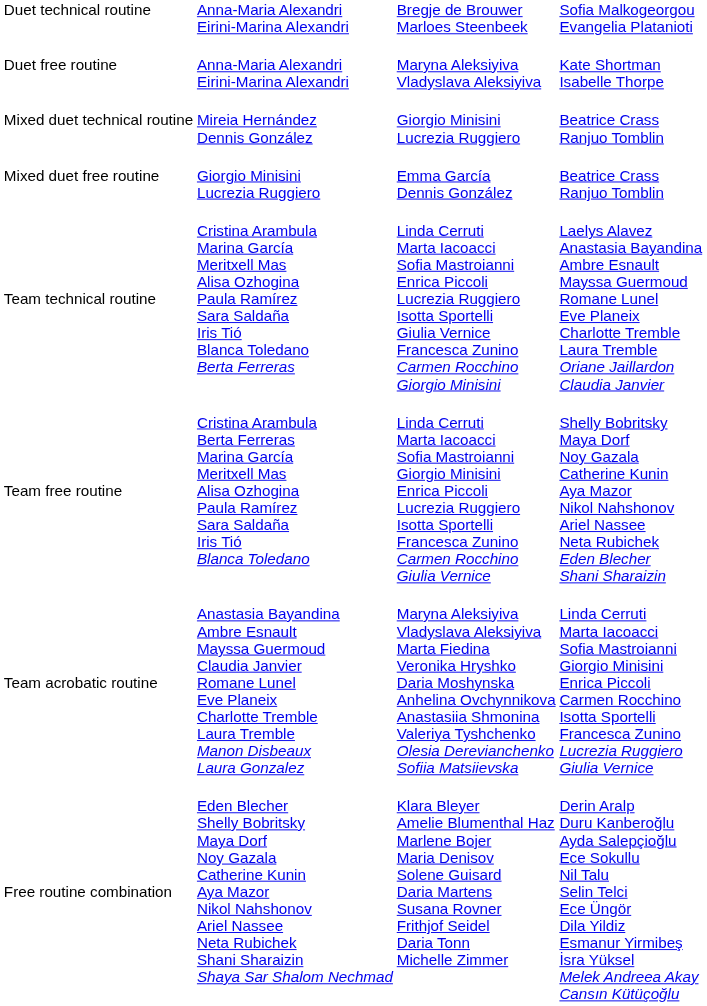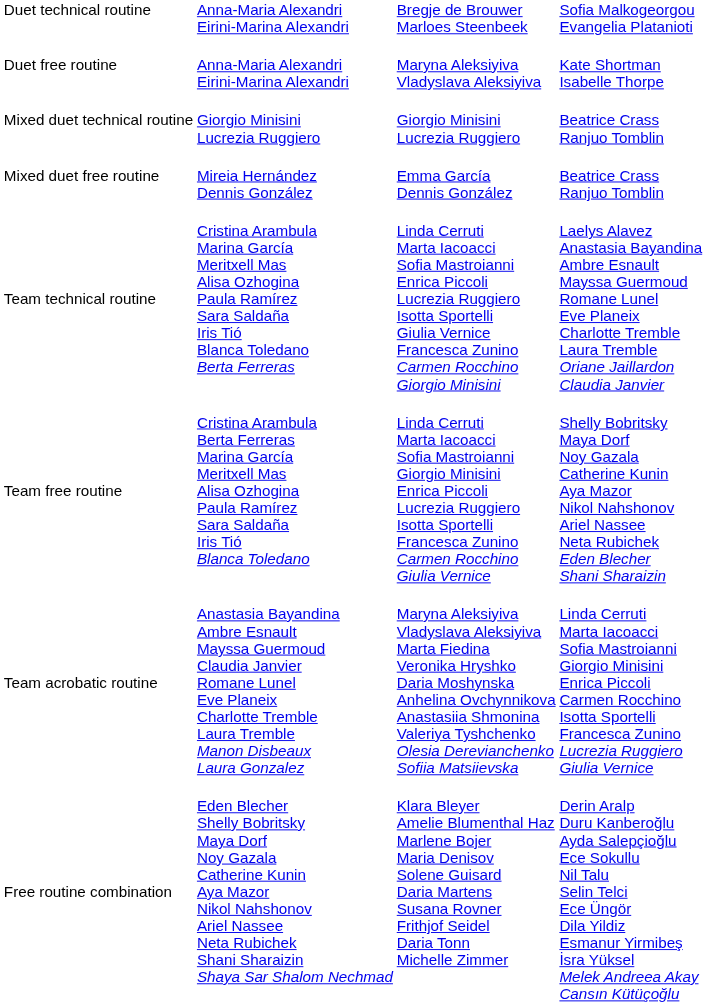(257, 129) Mireia Hernández Dennis González -> (259, 129) Giorgio Minisini Lucrezia Ruggiero
(259, 184) Giorgio Minisini Lucrezia Ruggiero -> (257, 184) Mireia Hernández Dennis González
